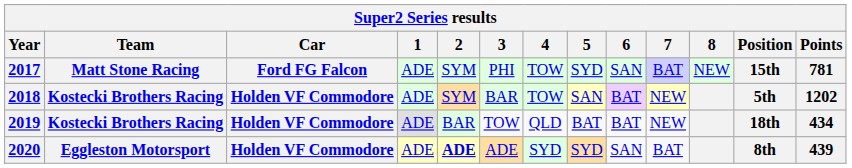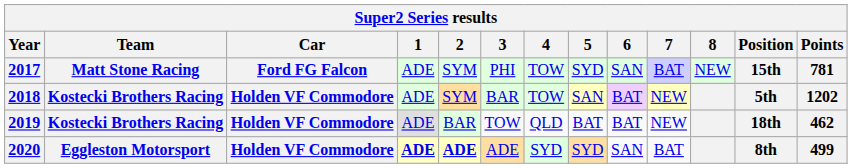(821, 123) 434 -> (822, 123) 462
(418, 149) normal -> (418, 149) bold
(821, 149) 439 -> (822, 149) 499
